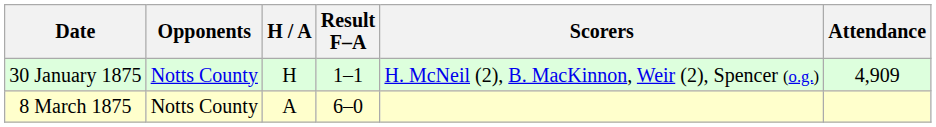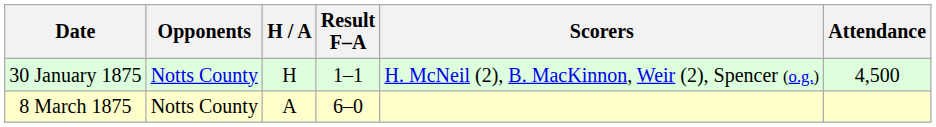(877, 74) 4,909 -> (877, 74) 4,500
